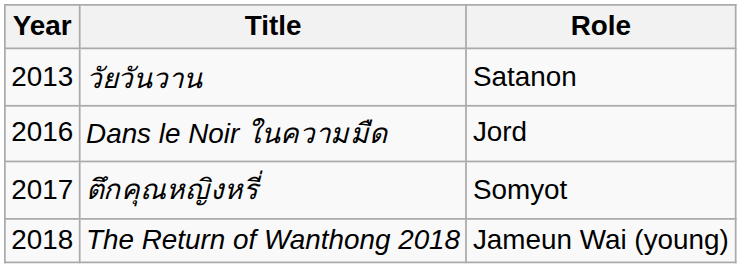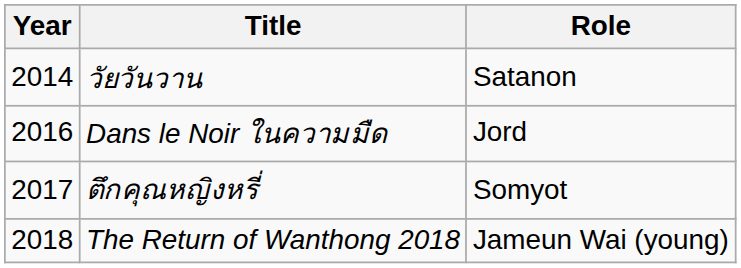(42, 76) 2013 -> (42, 76) 2014
